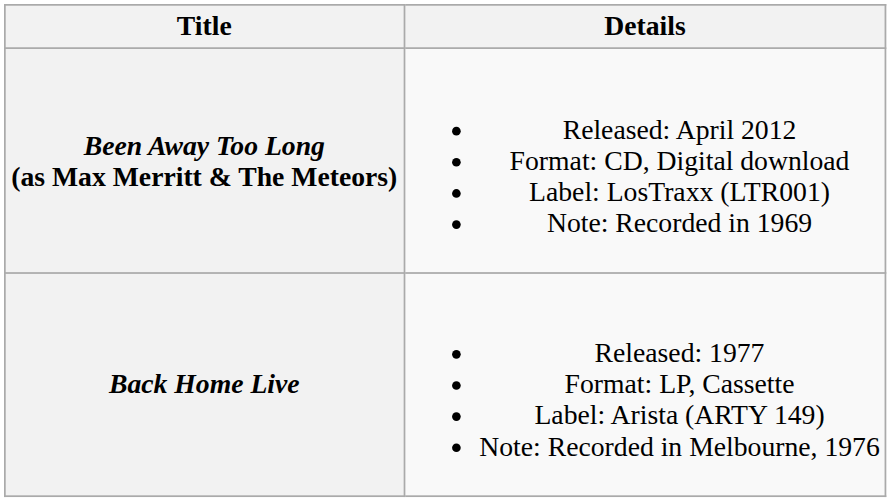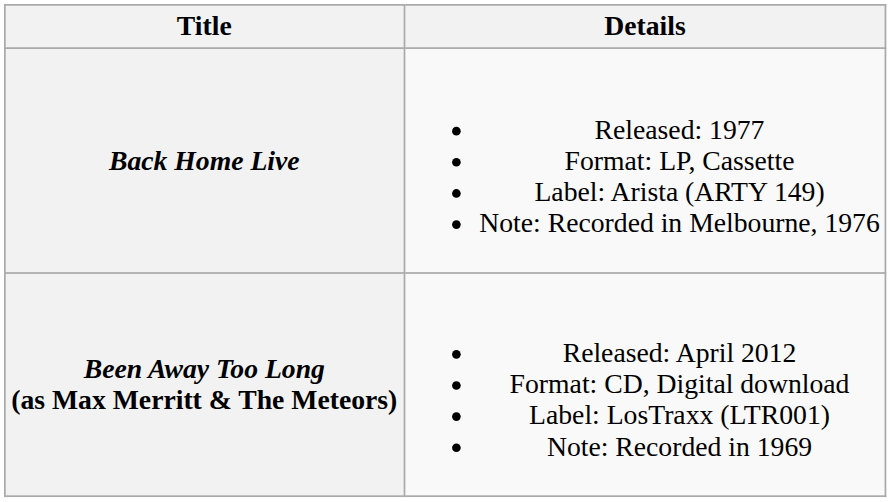rows swapped: (204, 384) <-> (204, 160)
